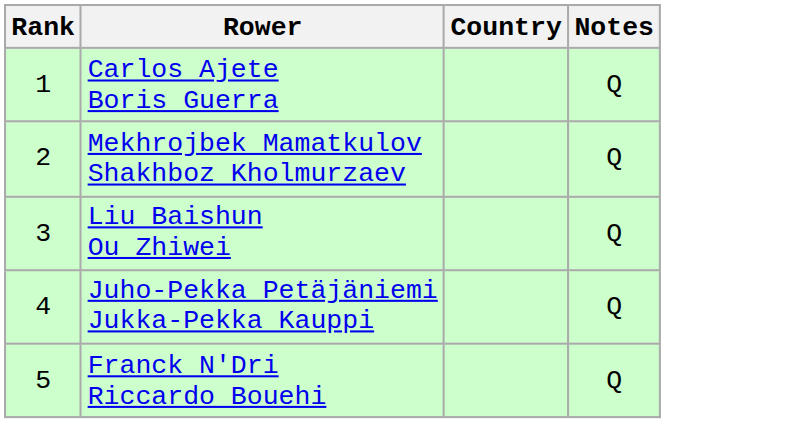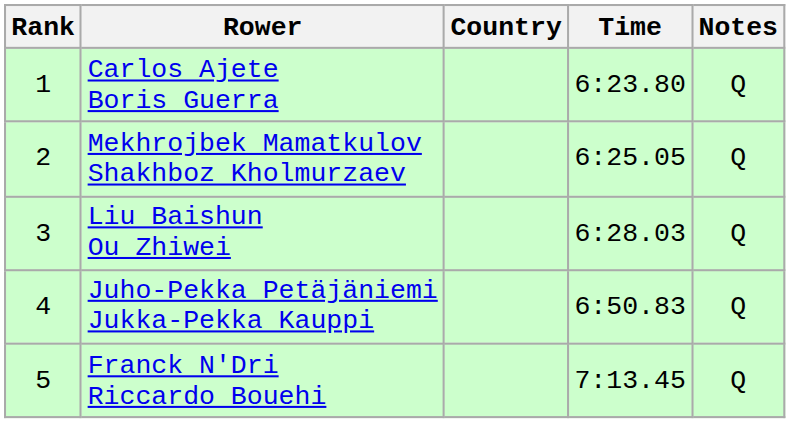+ column: (630, 27)
